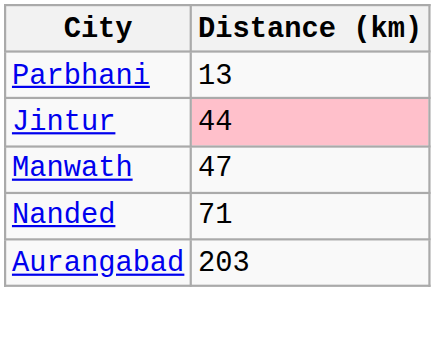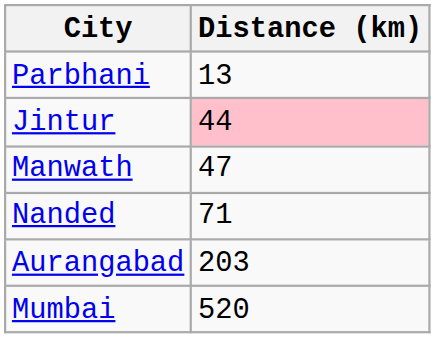+ row: (64, 309)
